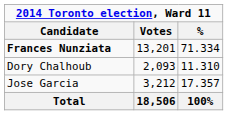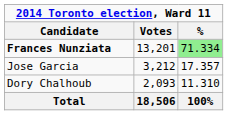(200, 48) no background -> (200, 48) lightgreen background
rows swapped: (43, 84) <-> (49, 66)
